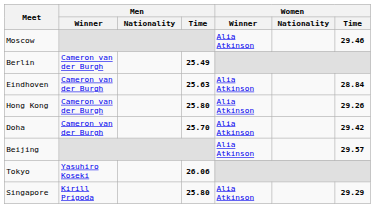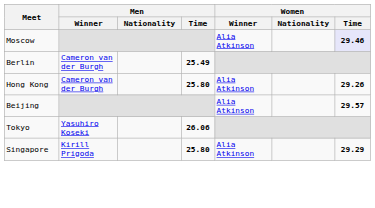(353, 41) no background -> (353, 41) lavender background
- row: (27, 84)
- row: (16, 127)
